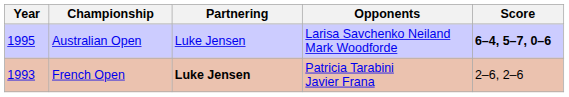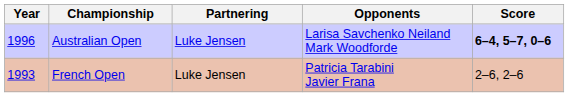(21, 41) 1995 -> (21, 41) 1996
(213, 75) bold -> (210, 75) normal
